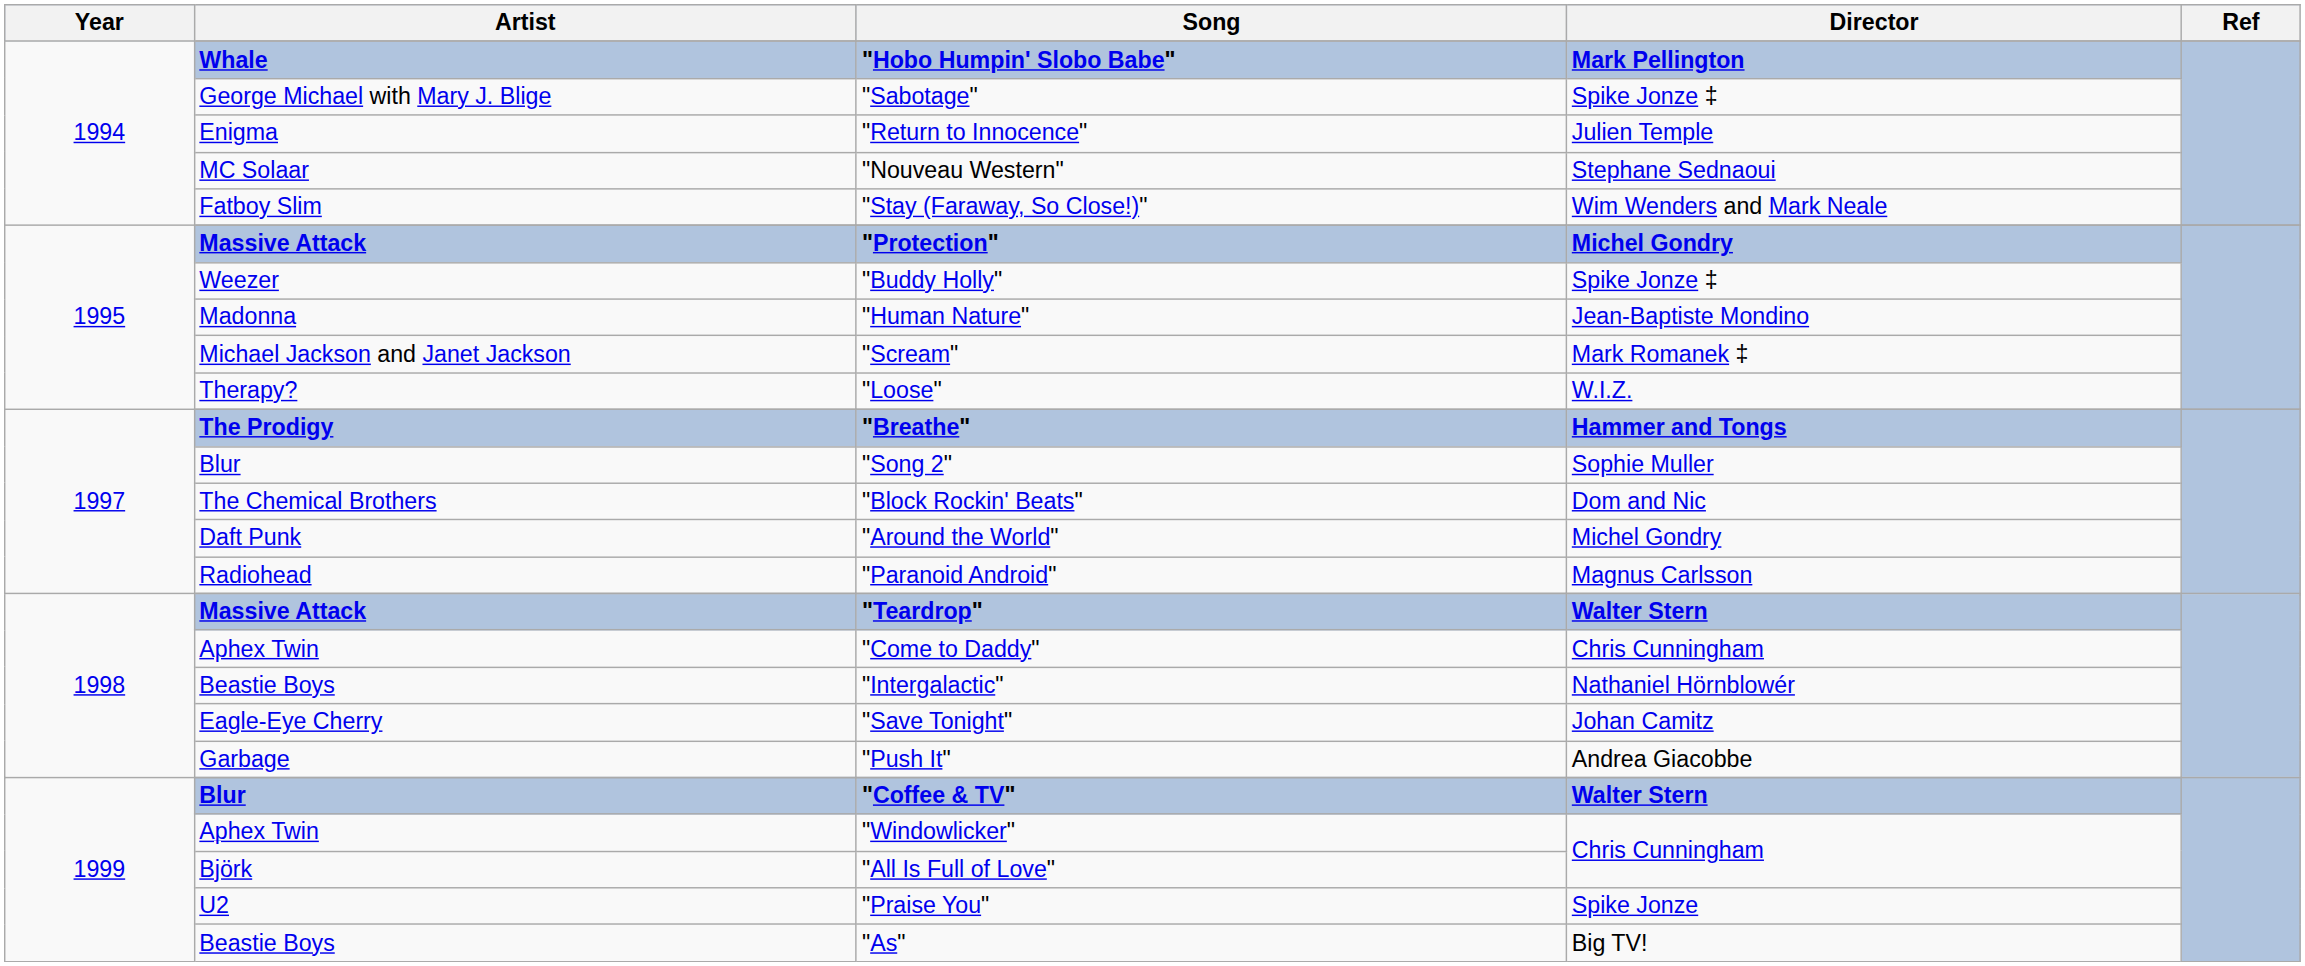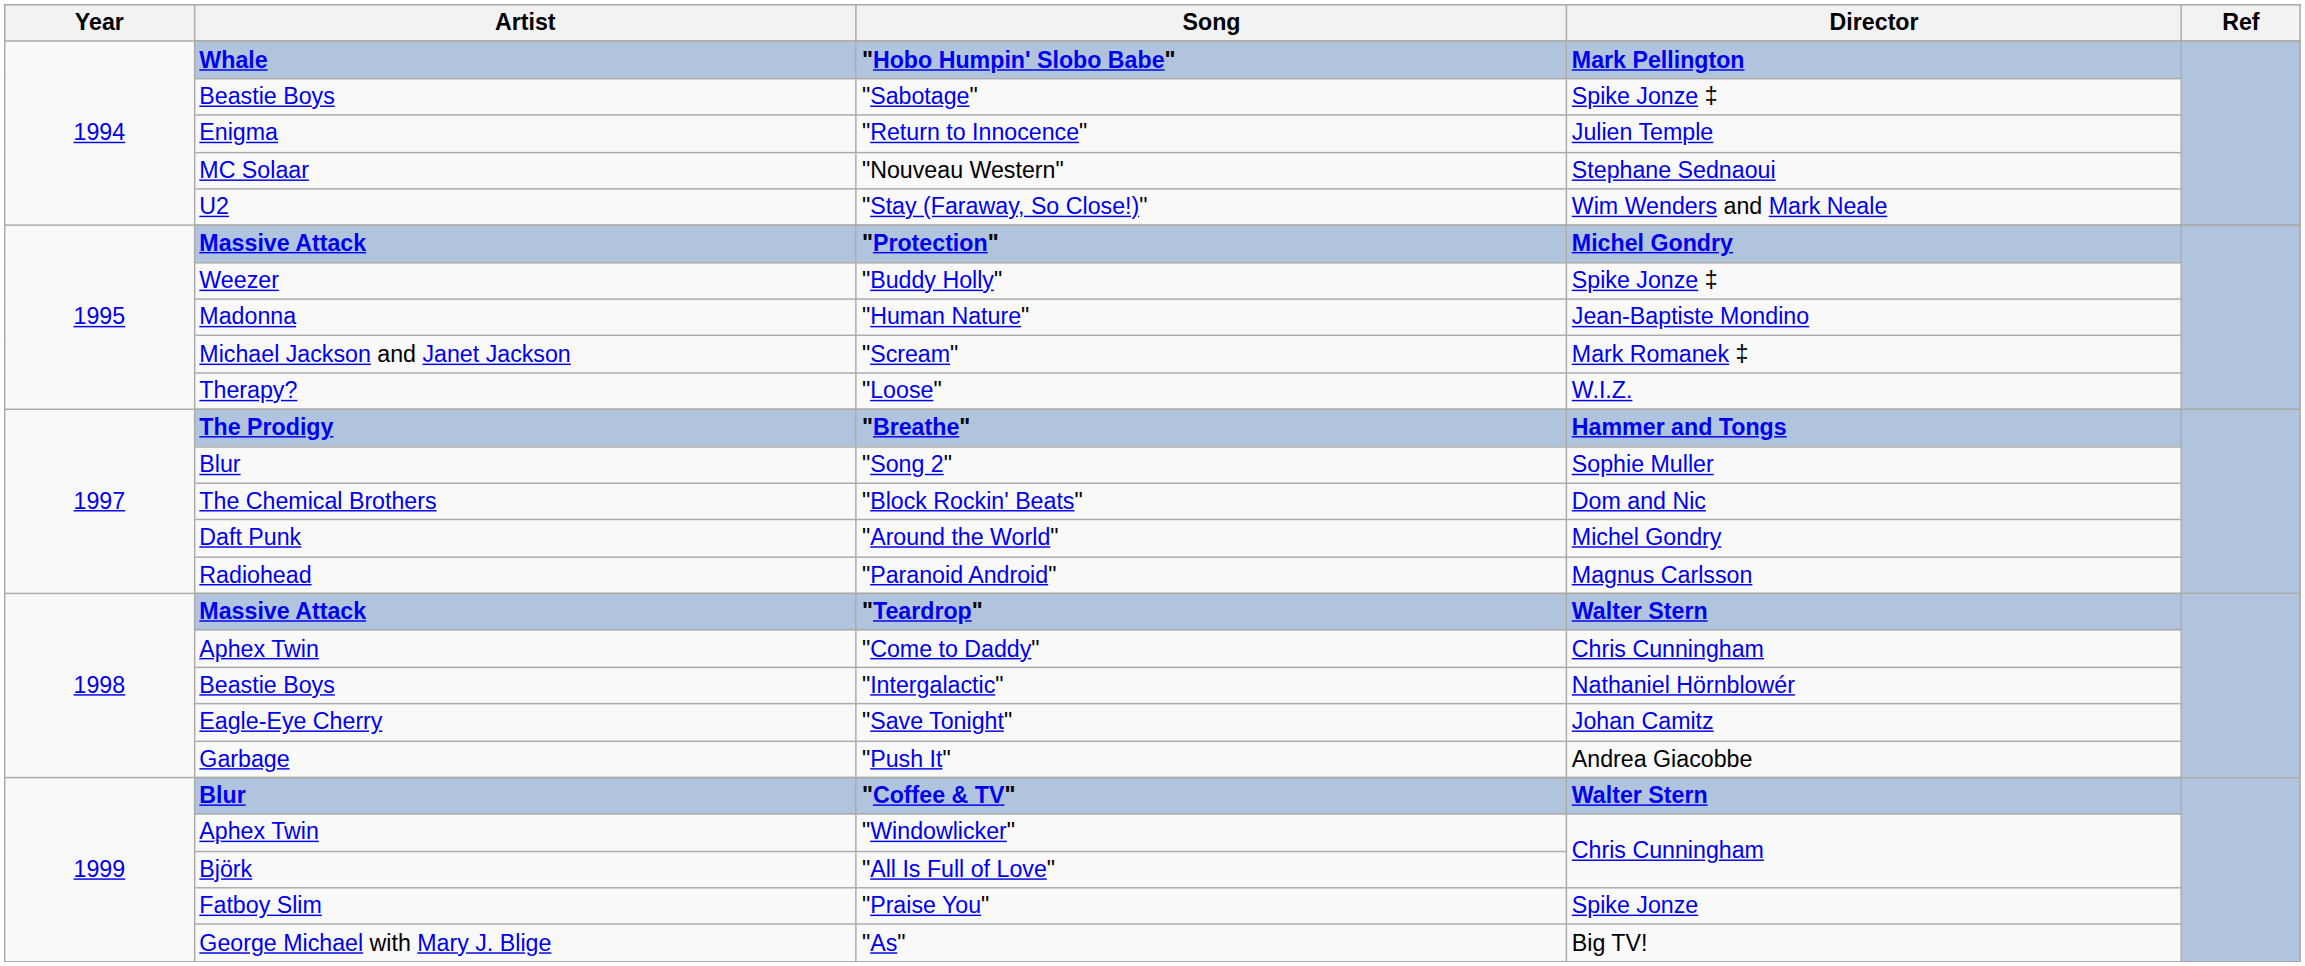(375, 96) George Michael with Mary J. Blige -> (267, 96) Beastie Boys
(261, 206) Fatboy Slim -> (214, 206) U2
(214, 905) U2 -> (261, 905) Fatboy Slim
(267, 942) Beastie Boys -> (375, 942) George Michael with Mary J. Blige
